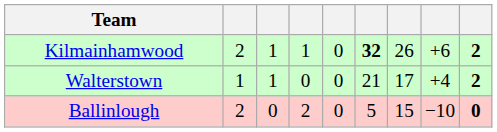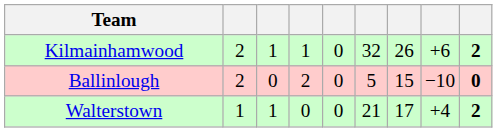(371, 50) bold -> (371, 50) normal
rows swapped: (114, 80) <-> (114, 111)
